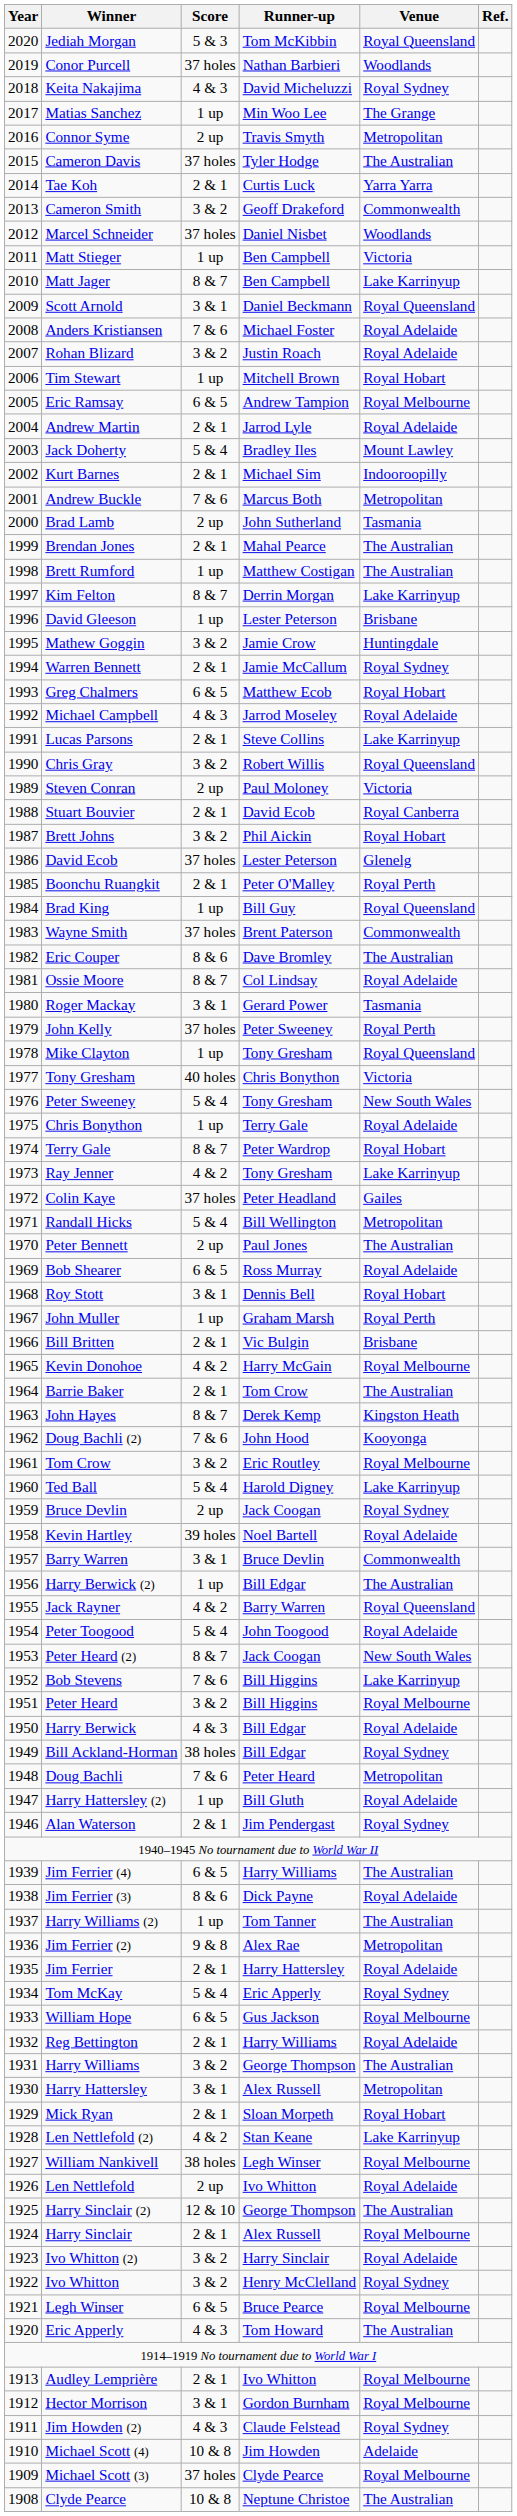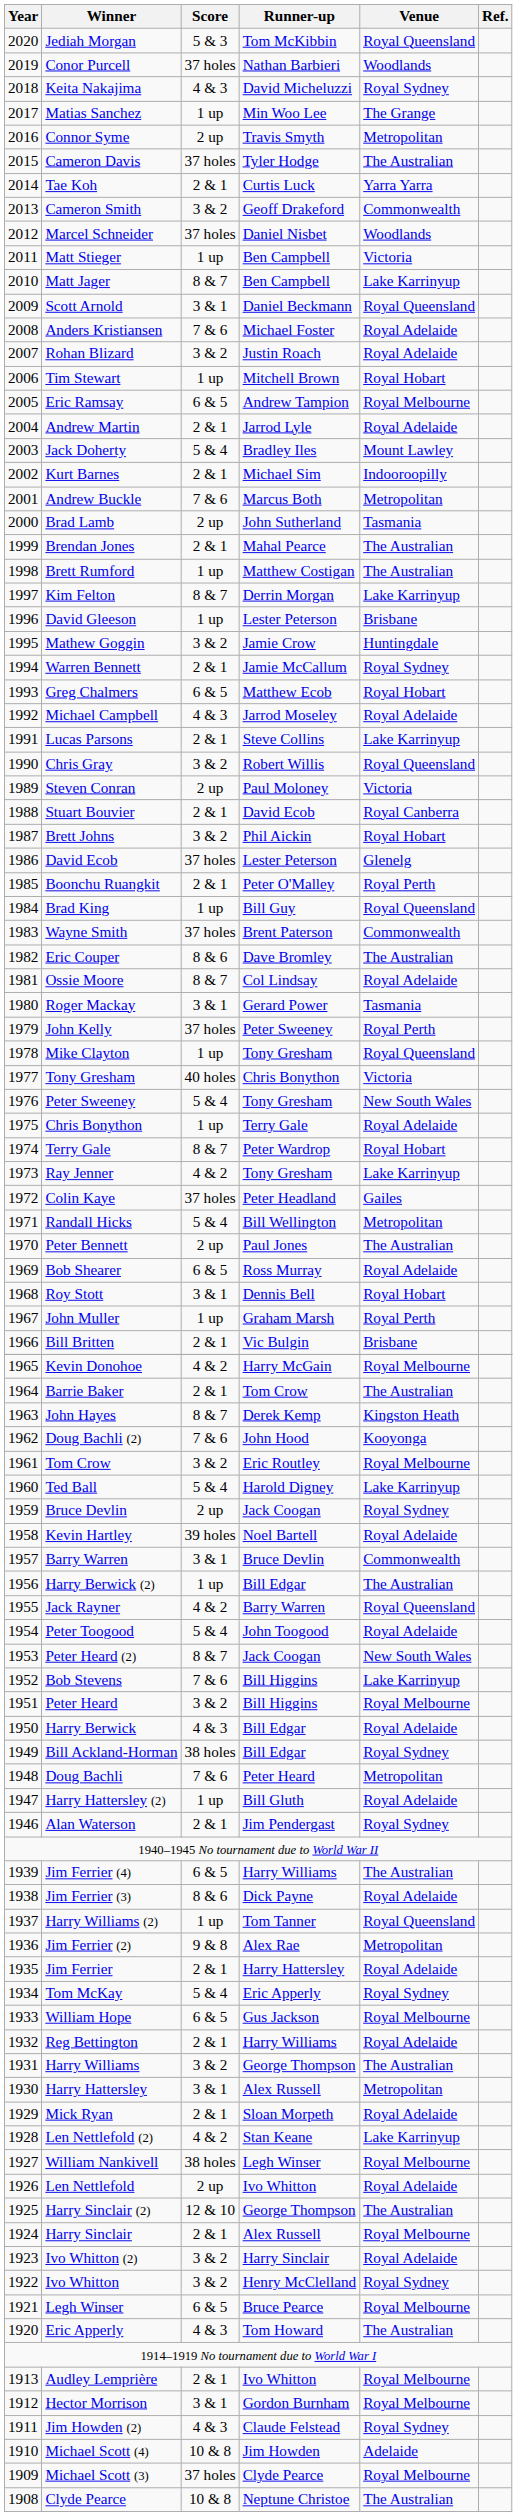(408, 1920) The Australian -> (419, 1920) Royal Queensland
(404, 2113) Royal Hobart -> (410, 2113) Royal Adelaide
